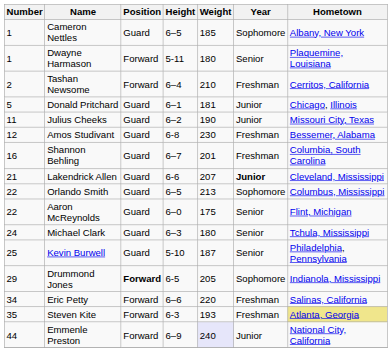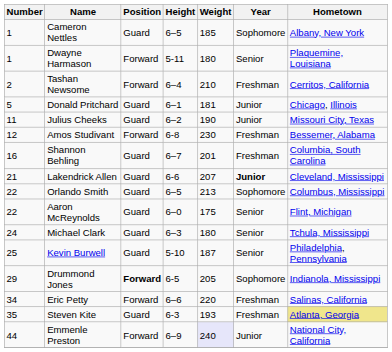(137, 135) Guard -> (141, 135) Forward
(141, 314) Forward -> (137, 314) Guard
